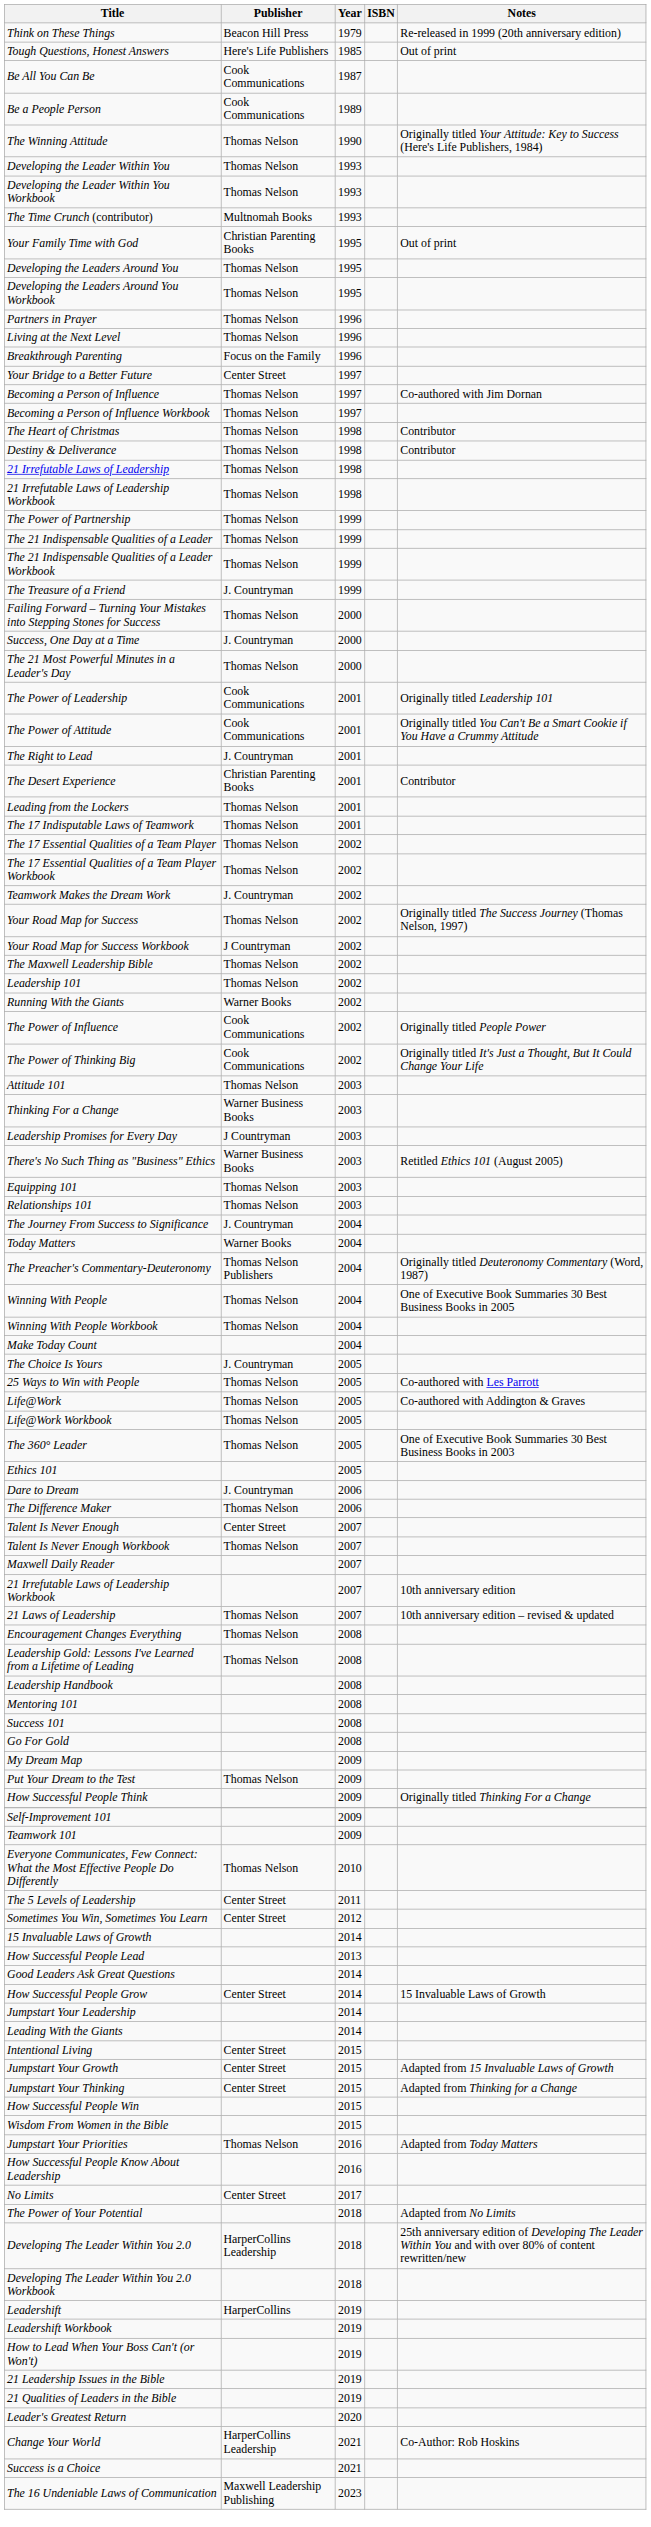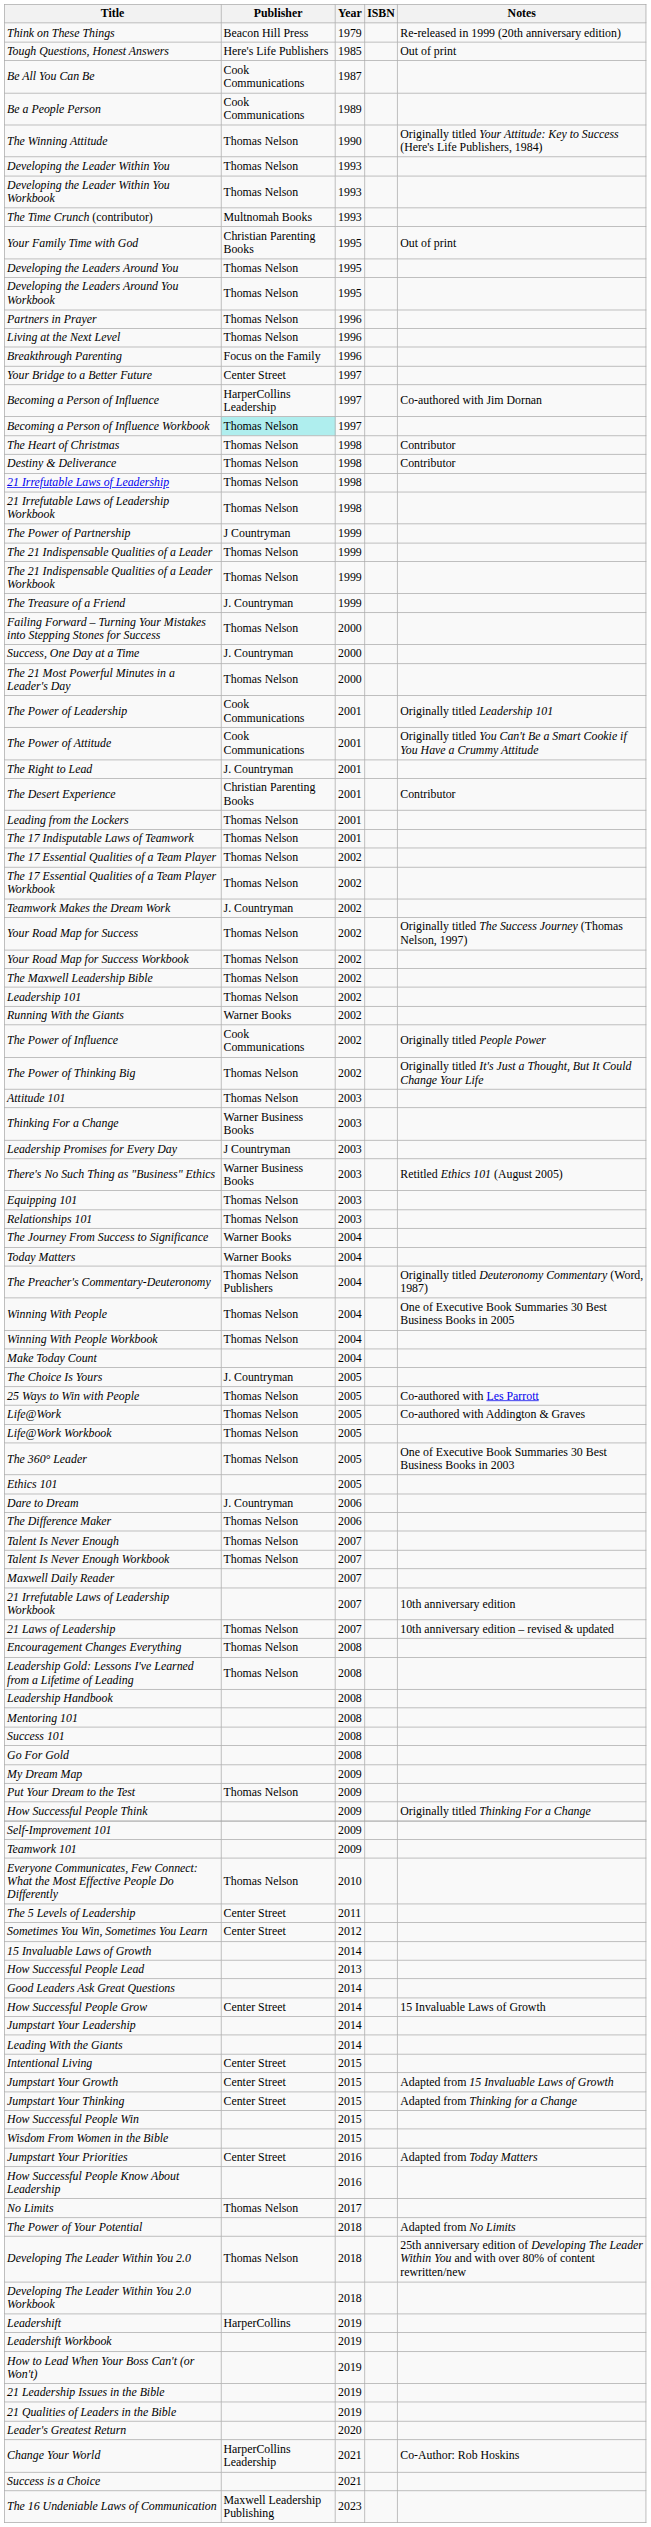(261, 394) Thomas Nelson -> (257, 400) HarperCollins Leadership
(261, 413) no background -> (261, 426) paleturquoise background
(261, 520) Thomas Nelson -> (257, 533) J Countryman
(257, 946) J Countryman -> (261, 959) Thomas Nelson
(264, 1059) Cook Communications -> (261, 1073) Thomas Nelson
(258, 1224) J. Countryman -> (257, 1237) Warner Books
(255, 1527) Center Street -> (261, 1540) Thomas Nelson
(261, 2144) Thomas Nelson -> (255, 2157) Center Street
(255, 2194) Center Street -> (261, 2208) Thomas Nelson
(257, 2245) HarperCollins Leadership -> (261, 2259) Thomas Nelson
